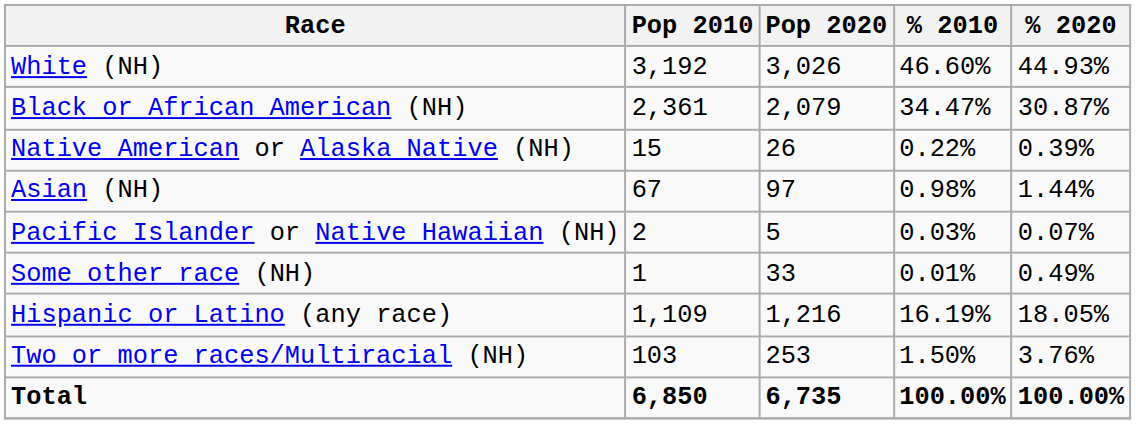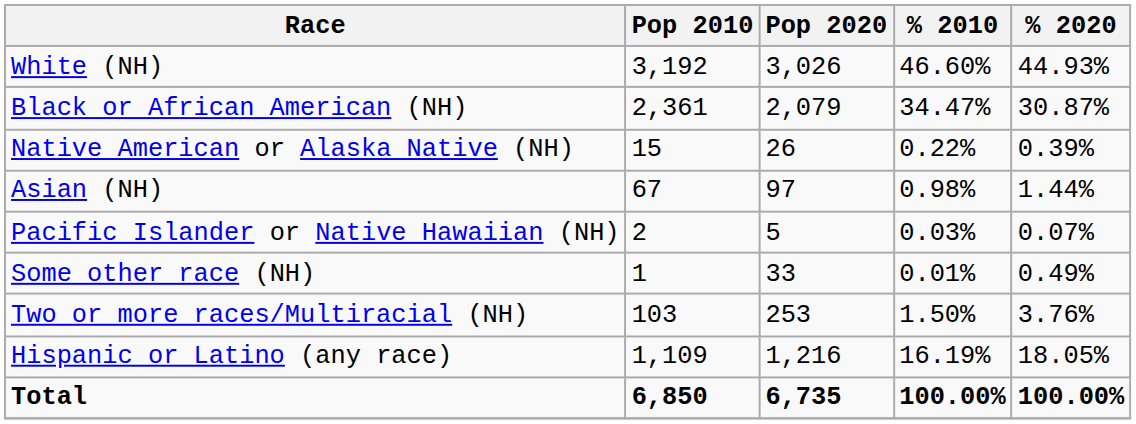rows swapped: (270, 356) <-> (232, 315)
